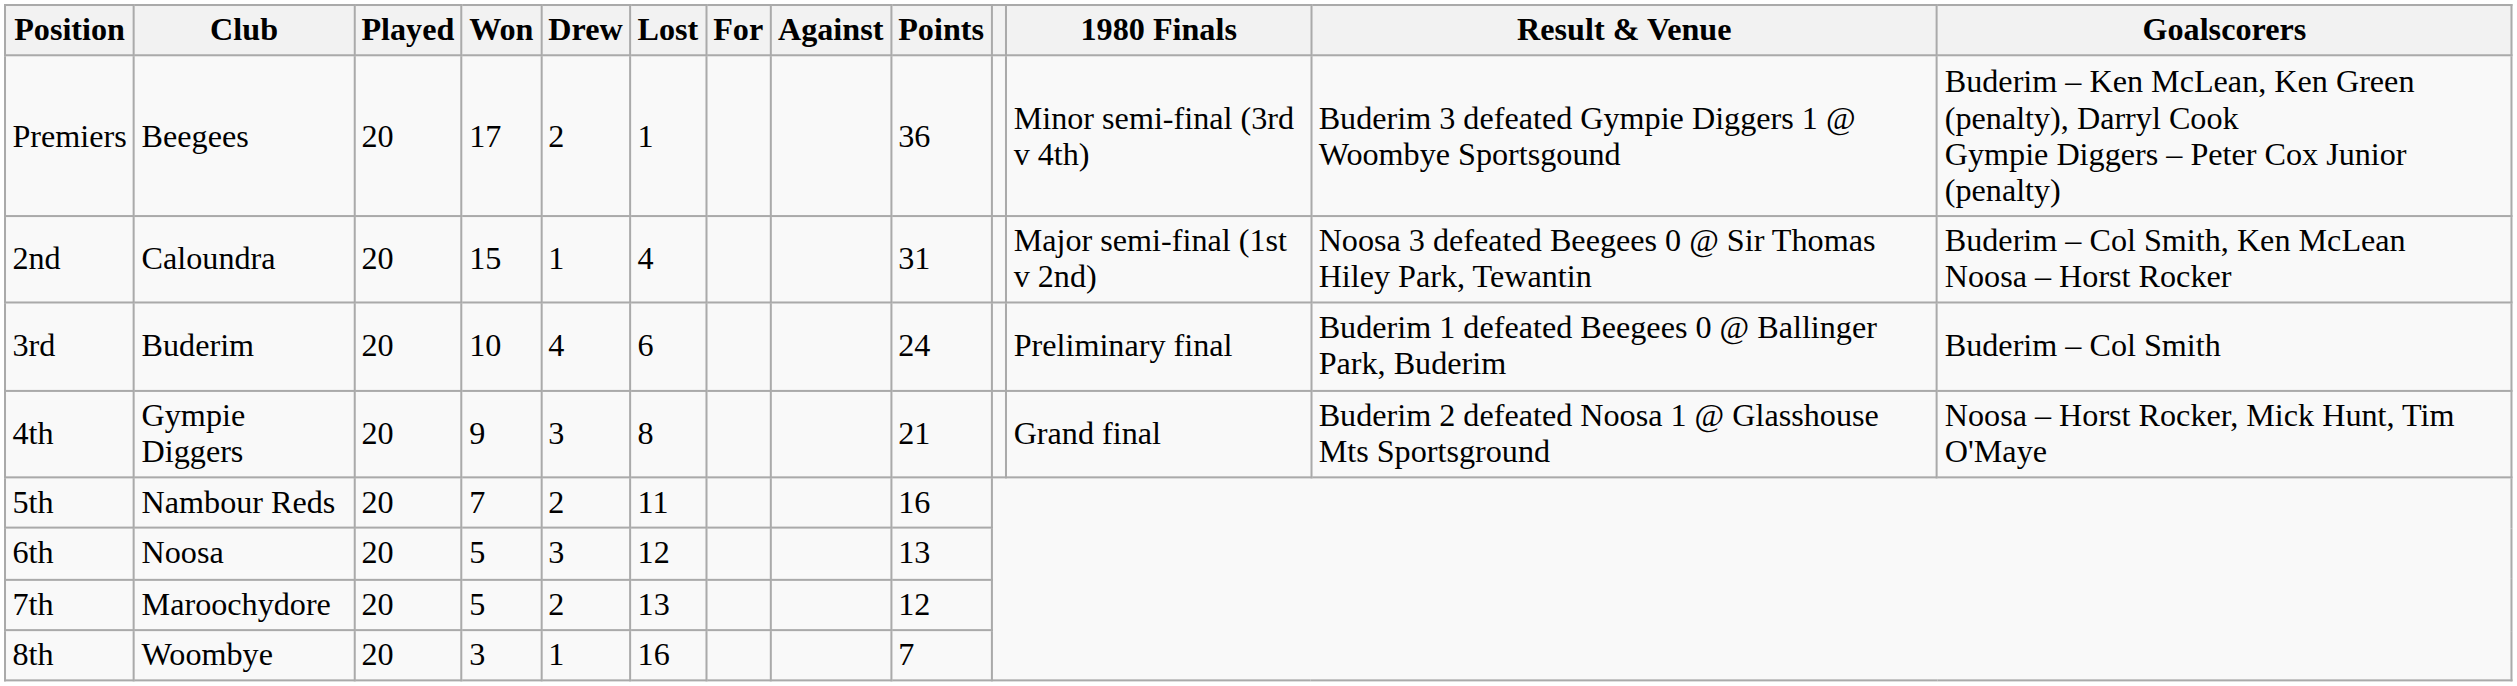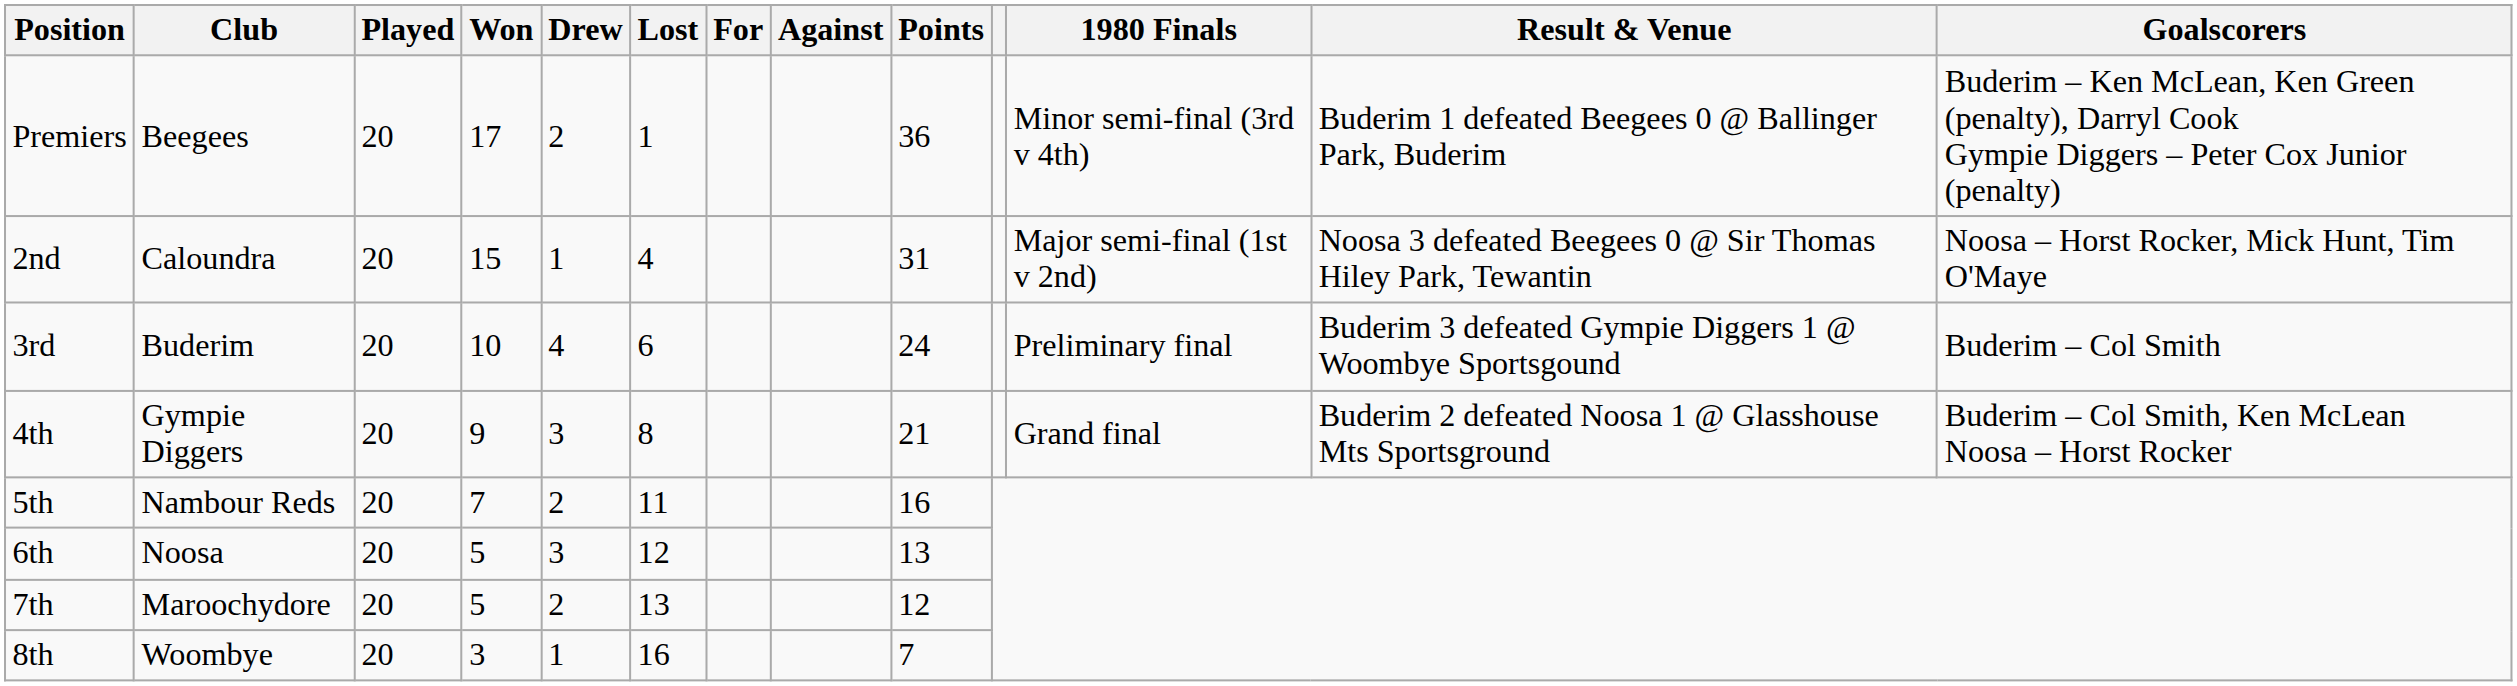(1587, 135) Buderim 3 defeated Gympie Diggers 1 @ Woombye Sportsgound -> (1598, 135) Buderim 1 defeated Beegees 0 @ Ballinger Park, Buderim
(2175, 258) Buderim – Col Smith, Ken McLean Noosa – Horst Rocker -> (2200, 258) Noosa – Horst Rocker, Mick Hunt, Tim O'Maye
(1598, 345) Buderim 1 defeated Beegees 0 @ Ballinger Park, Buderim -> (1587, 345) Buderim 3 defeated Gympie Diggers 1 @ Woombye Sportsgound
(2200, 433) Noosa – Horst Rocker, Mick Hunt, Tim O'Maye -> (2175, 433) Buderim – Col Smith, Ken McLean Noosa – Horst Rocker
